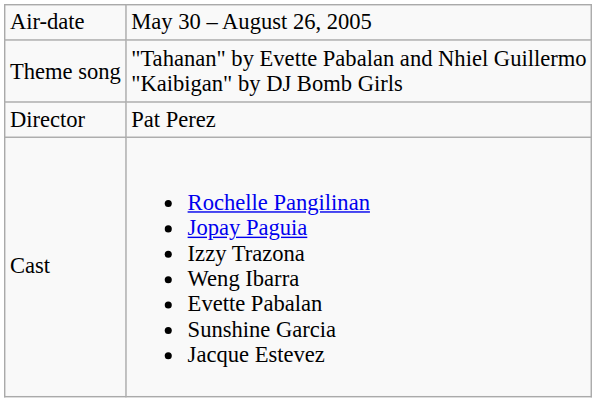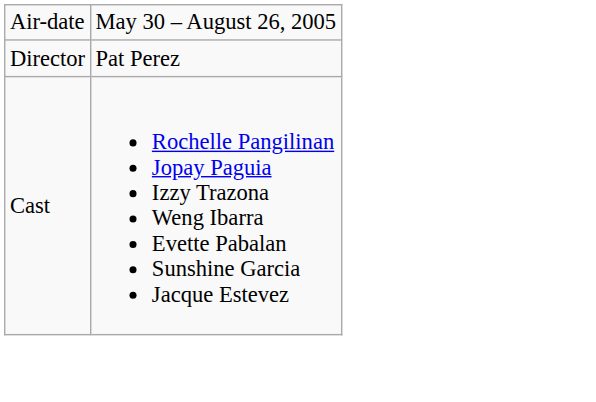- row: (65, 70)
